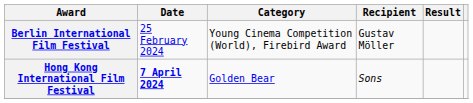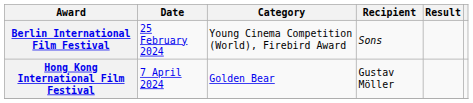(376, 40) Gustav Möller -> (370, 40) Sons
(161, 79) bold -> (161, 79) normal
(370, 79) Sons -> (376, 79) Gustav Möller
